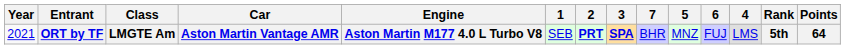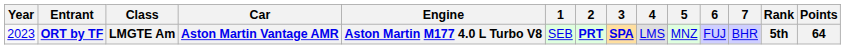columns swapped: (745, 15) <-> (653, 15)
(21, 34) 2021 -> (21, 34) 2023
